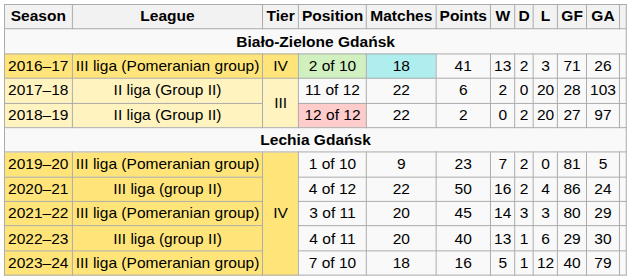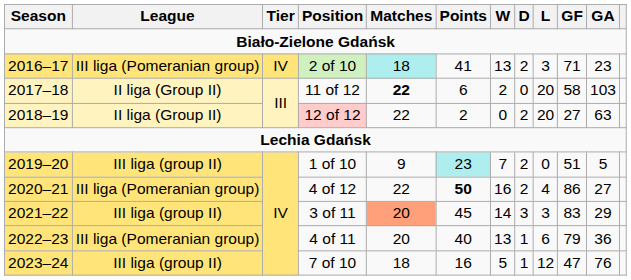(603, 66) 26 -> (603, 66) 23
(401, 90) normal -> (401, 90) bold
(572, 90) 28 -> (572, 90) 58
(603, 115) 97 -> (603, 115) 63
(168, 164) III liga (Pomeranian group) -> (168, 164) III liga (group II)
(463, 164) no background -> (463, 164) paleturquoise background
(572, 164) 81 -> (572, 164) 51
(168, 189) III liga (group II) -> (168, 189) III liga (Pomeranian group)
(463, 189) normal -> (463, 189) bold
(603, 189) 24 -> (603, 189) 27
(168, 213) III liga (Pomeranian group) -> (168, 213) III liga (group II)
(401, 213) no background -> (401, 213) lightsalmon background
(572, 213) 80 -> (572, 213) 83
(168, 238) III liga (group II) -> (168, 238) III liga (Pomeranian group)
(572, 238) 29 -> (572, 238) 79
(603, 238) 30 -> (603, 238) 36
(168, 262) III liga (Pomeranian group) -> (168, 262) III liga (group II)
(572, 262) 40 -> (572, 262) 47
(603, 262) 79 -> (603, 262) 76
